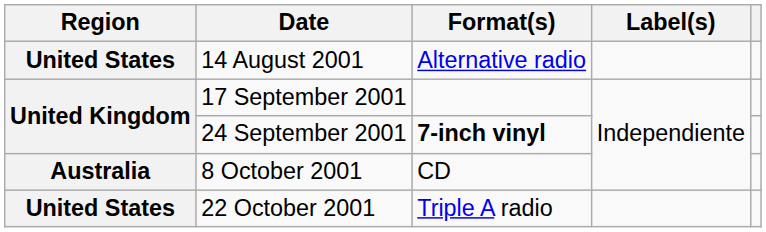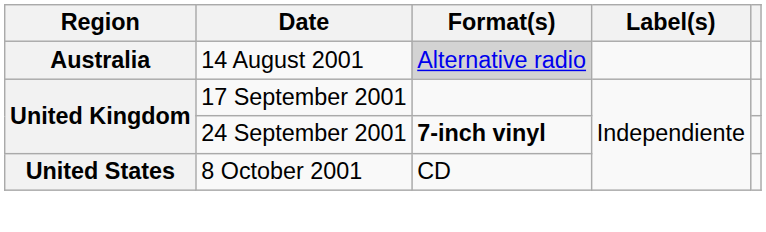(100, 60) United States -> (100, 60) Australia
(502, 60) no background -> (502, 60) lightgrey background
(100, 171) Australia -> (100, 171) United States
- row: (288, 208)
